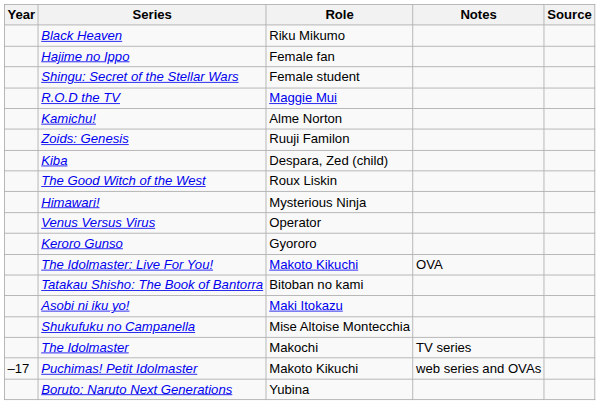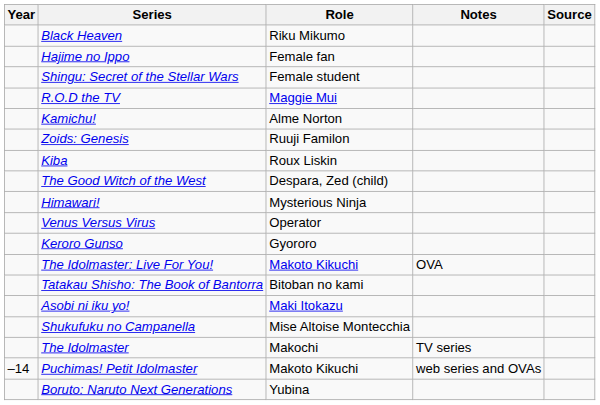(329, 160) Despara, Zed (child) -> (303, 160) Roux Liskin
(303, 181) Roux Liskin -> (329, 181) Despara, Zed (child)
(18, 368) –17 -> (18, 368) –14
